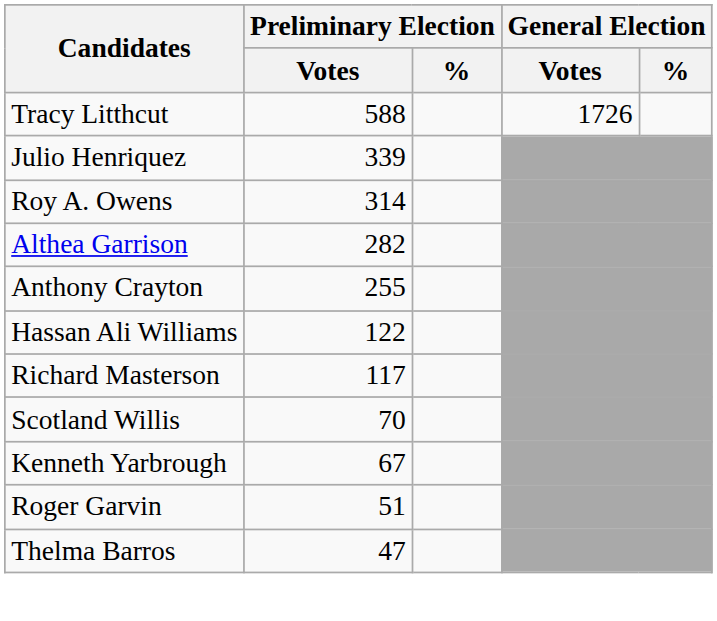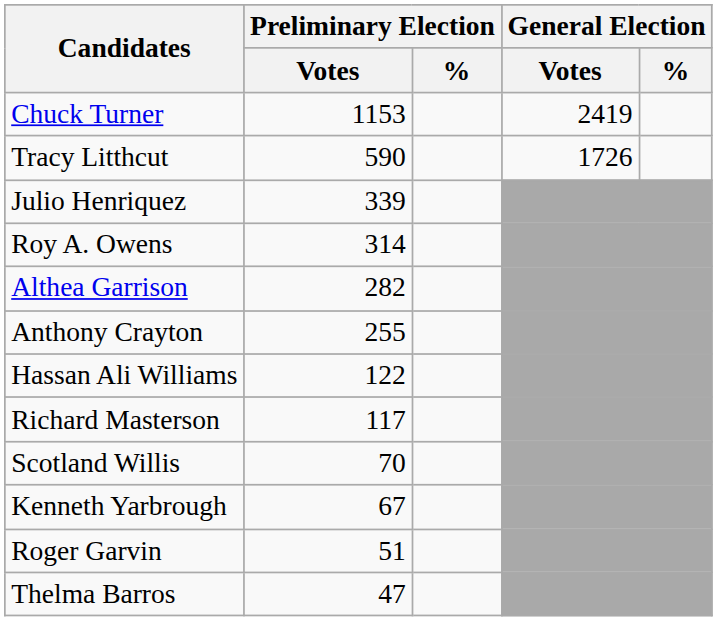+ row: (87, 113)
(385, 113) 588 -> (385, 157) 590
